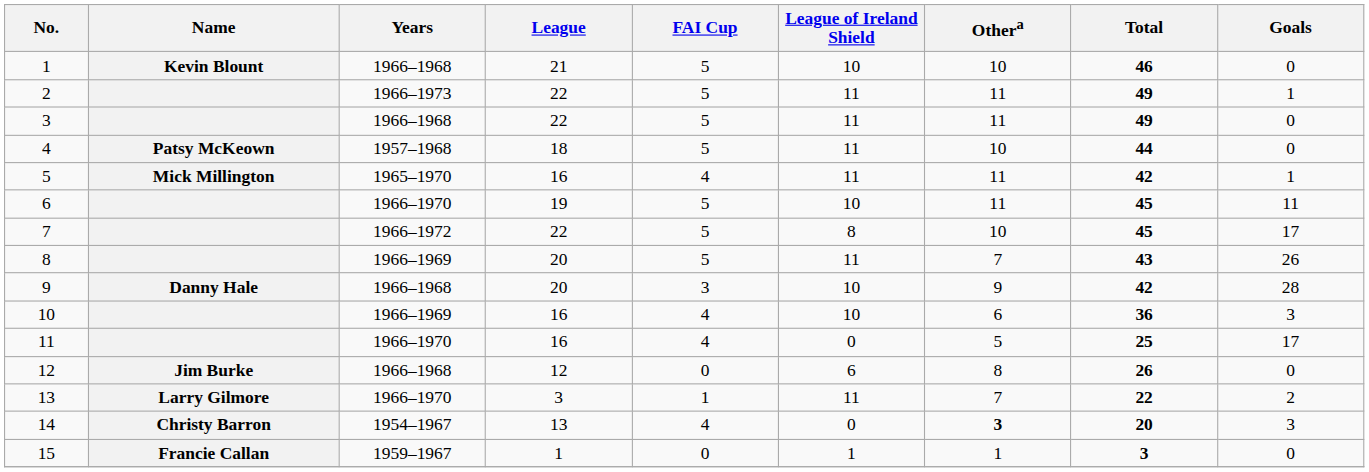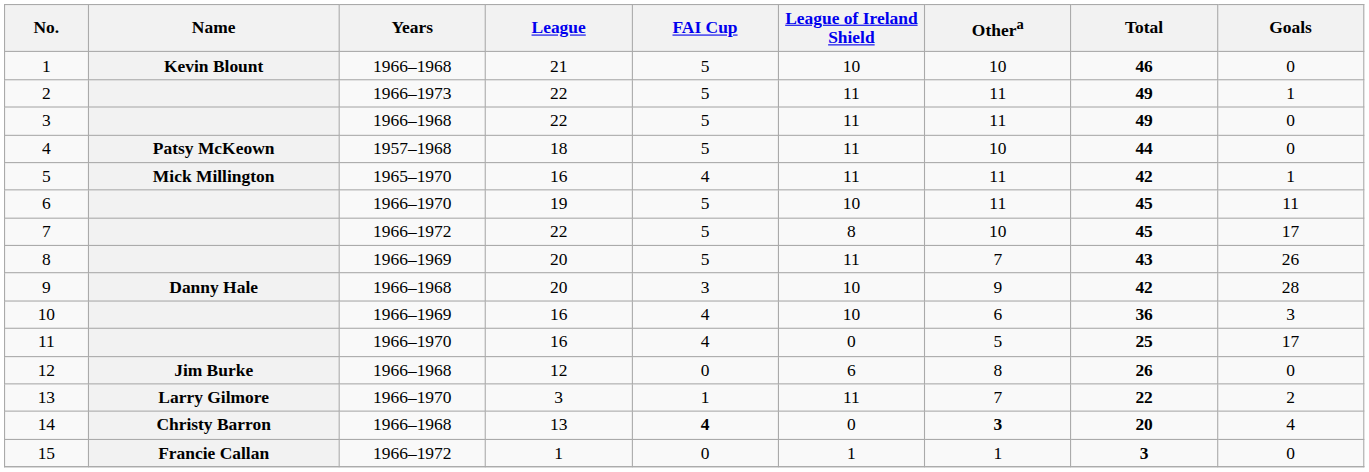(412, 425) 1954–1967 -> (412, 425) 1966–1968
(705, 425) normal -> (705, 425) bold
(1291, 425) 3 -> (1291, 425) 4
(412, 452) 1959–1967 -> (412, 452) 1966–1972
